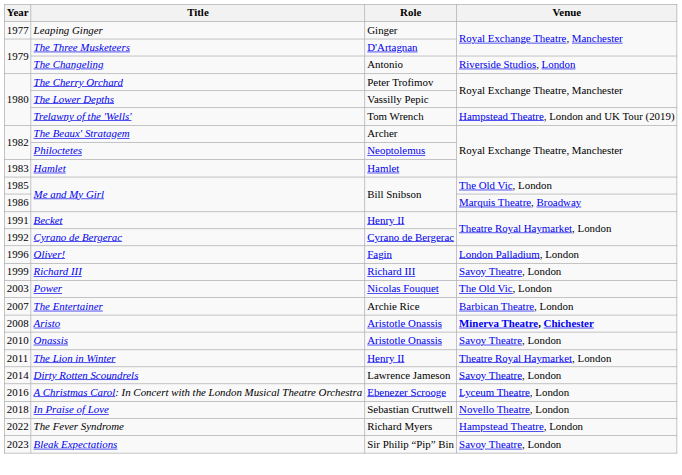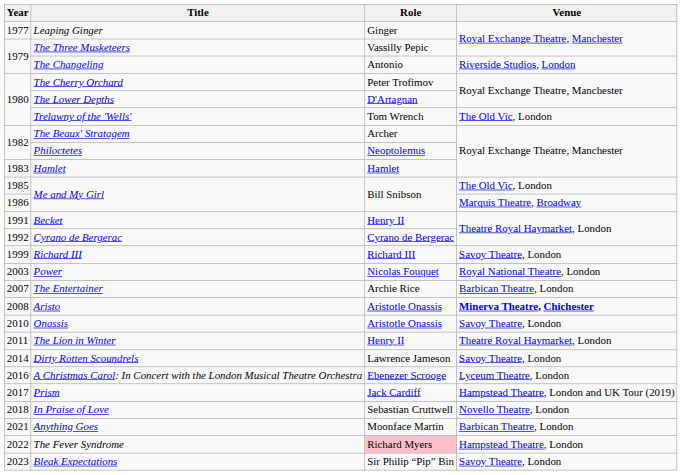(392, 47) D'Artagnan -> (398, 47) Vassilly Pepic
(398, 99) Vassilly Pepic -> (392, 99) D'Artagnan
(567, 116) Hampstead Theatre, London and UK Tour (2019) -> (505, 116) The Old Vic, London
- row: (18, 254)
(505, 289) The Old Vic, London -> (530, 271) Royal National Theatre, London
+ row: (18, 392)
+ row: (18, 427)
(400, 427) no background -> (400, 444) pink background
